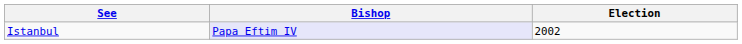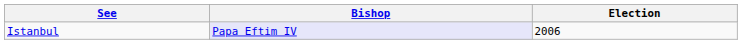(547, 31) 2002 -> (547, 31) 2006
